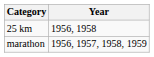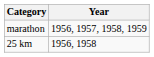rows swapped: (19, 28) <-> (26, 44)
